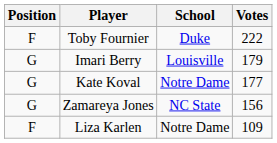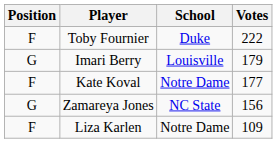(32, 82) G -> (32, 82) F
